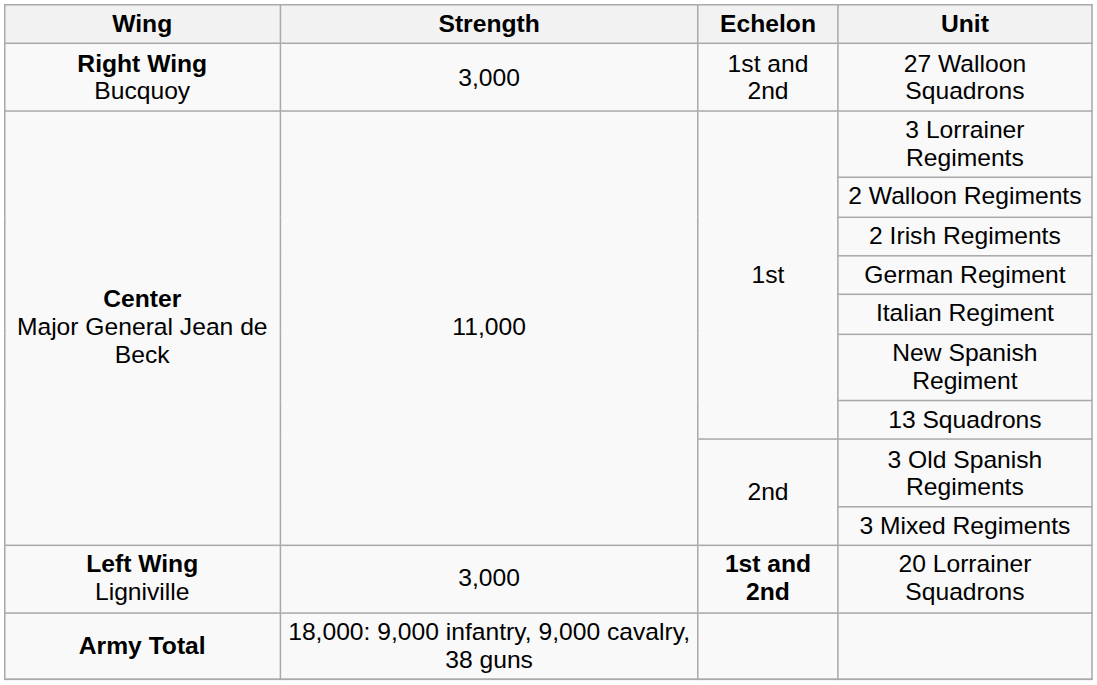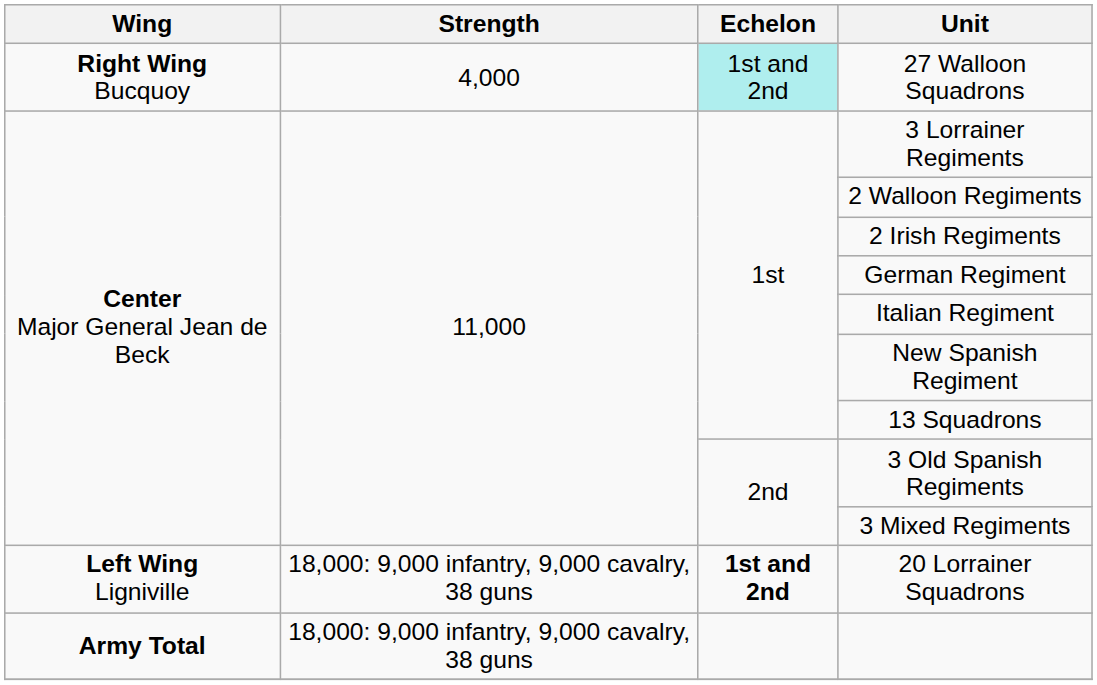(489, 76) 3,000 -> (489, 76) 4,000
(768, 76) no background -> (768, 76) paleturquoise background
(489, 578) 3,000 -> (489, 578) 18,000: 9,000 infantry, 9,000 cavalry, 38 guns
